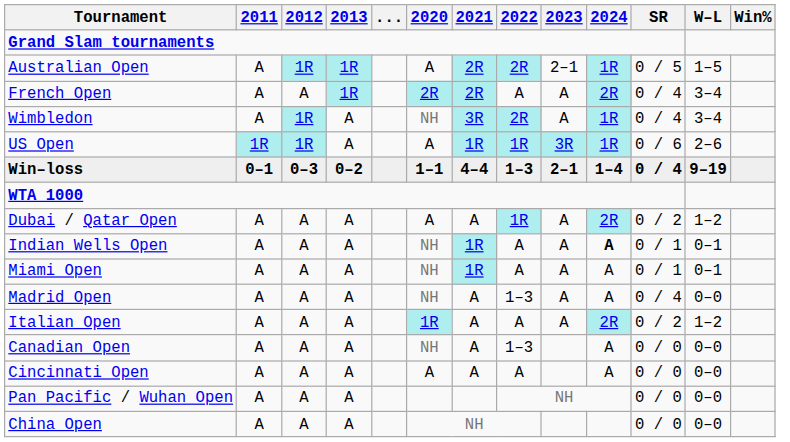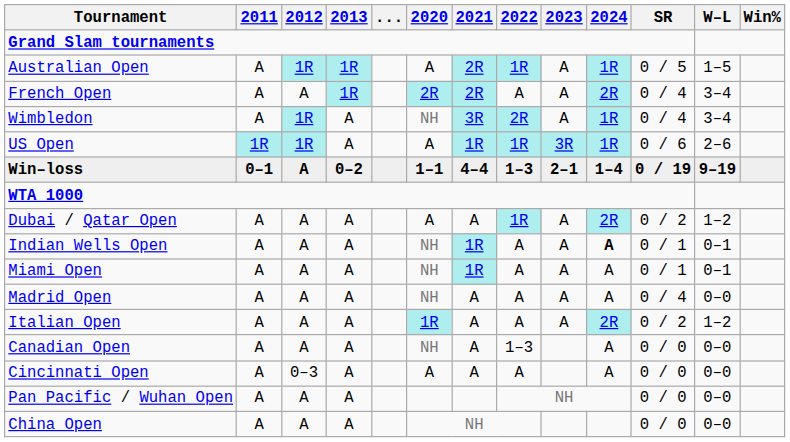(519, 68) 2R -> (519, 68) 1R
(564, 68) 2–1 -> (564, 68) A
(304, 170) 0–3 -> (304, 170) A
(658, 170) 0 / 4 -> (663, 170) 0 / 19
(519, 297) 1–3 -> (519, 297) A
(304, 373) A -> (304, 373) 0–3
